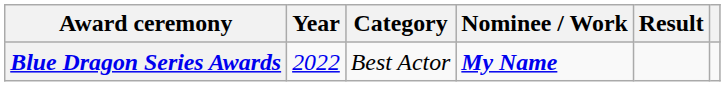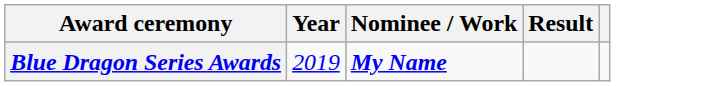- column: (401, 23)
(316, 61) 2022 -> (316, 61) 2019
